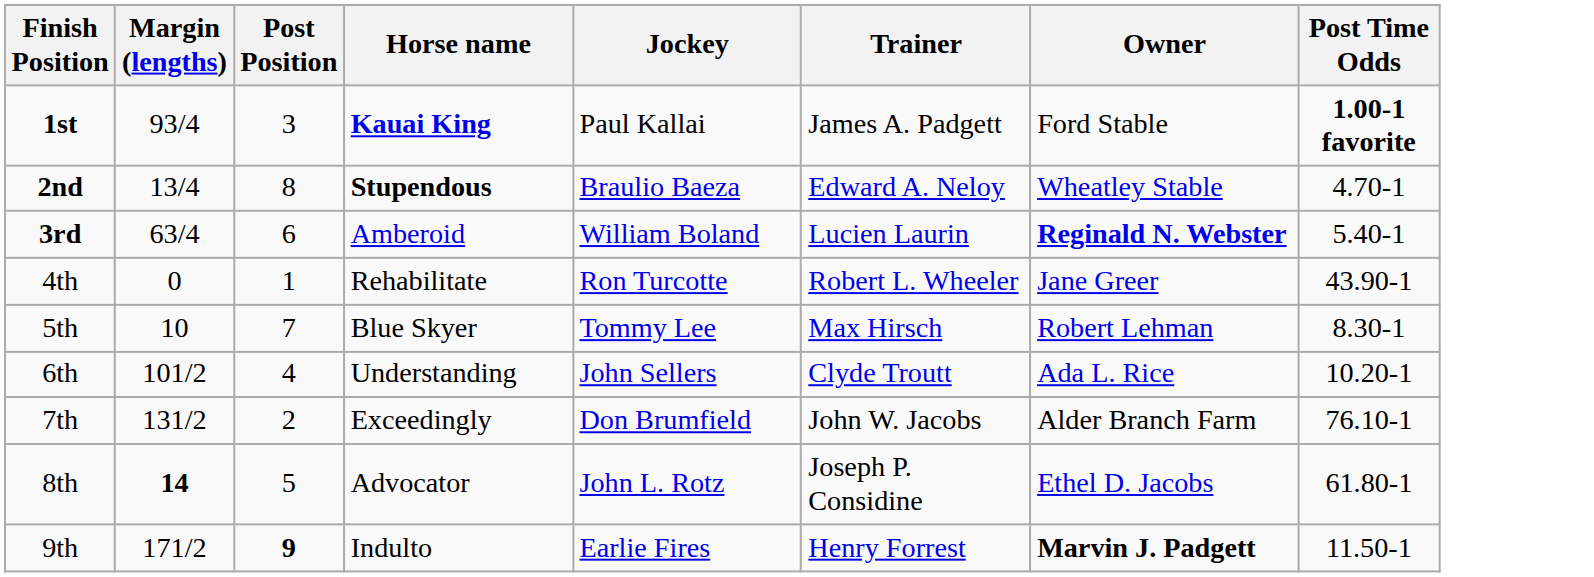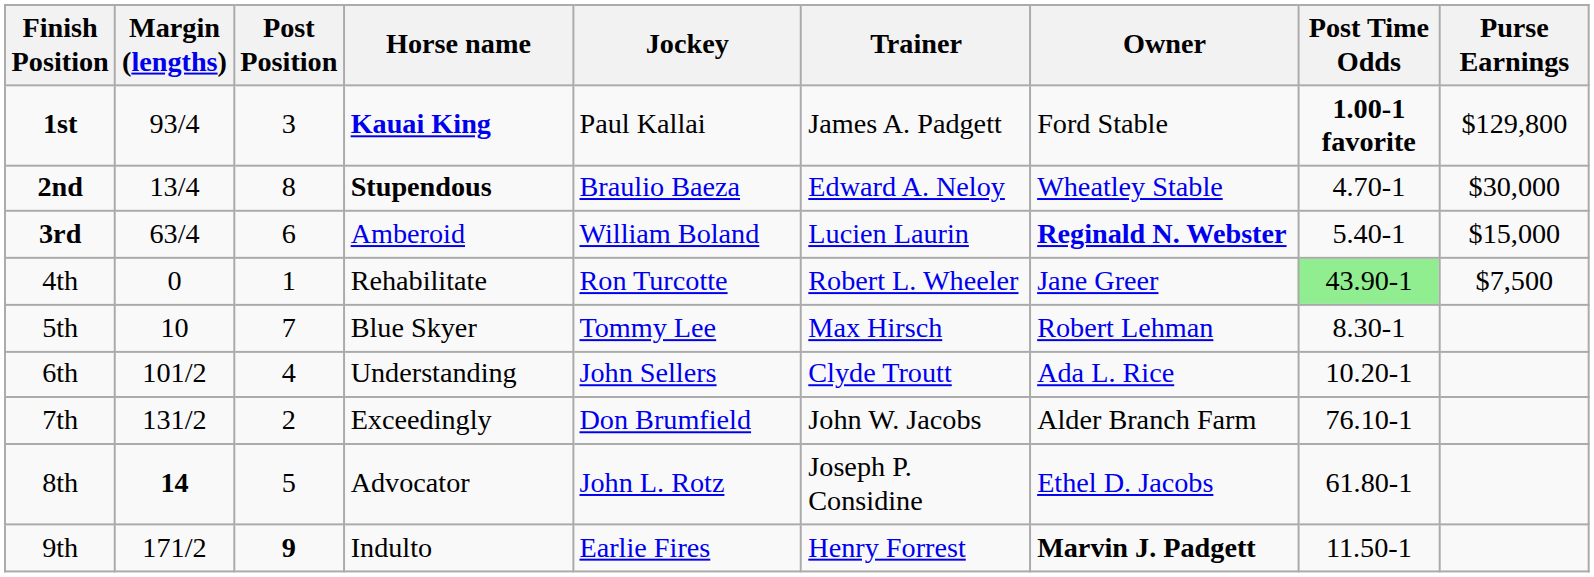+ column: (1514, 44)
(1369, 281) no background -> (1369, 281) lightgreen background
